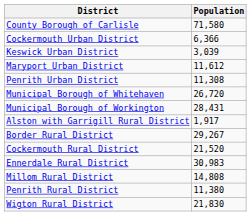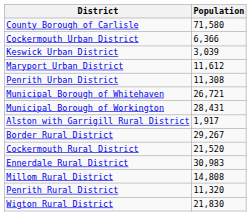(209, 94) 26,720 -> (209, 94) 26,721
(209, 190) 11,380 -> (209, 190) 11,320
